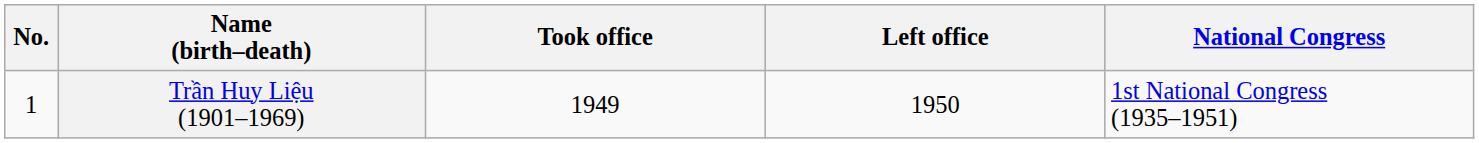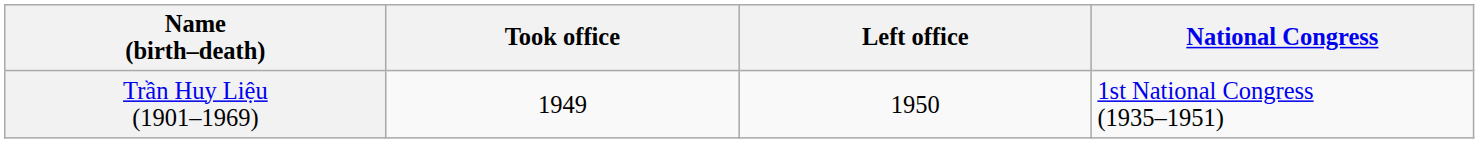- column: (31, 37)
